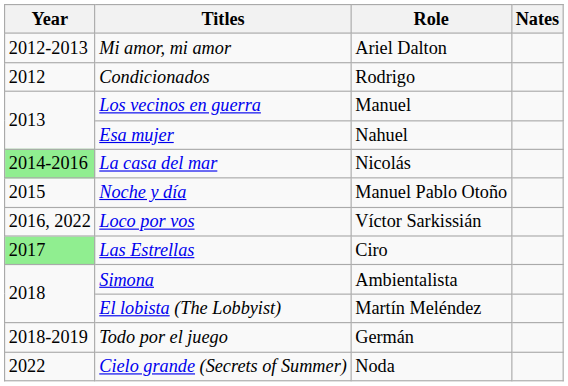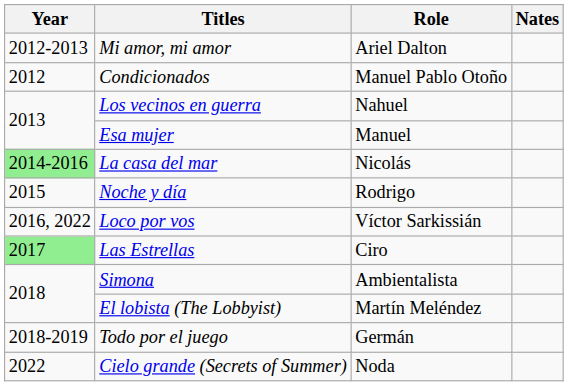(385, 76) Rodrigo -> (431, 76) Manuel Pablo Otoño
(383, 105) Manuel -> (382, 105) Nahuel
(382, 134) Nahuel -> (383, 134) Manuel
(431, 192) Manuel Pablo Otoño -> (385, 192) Rodrigo
